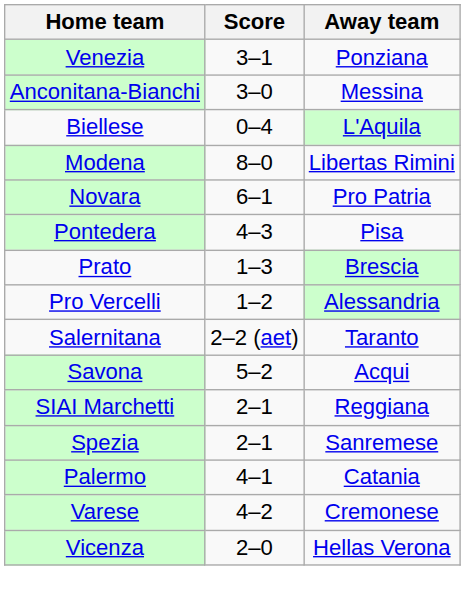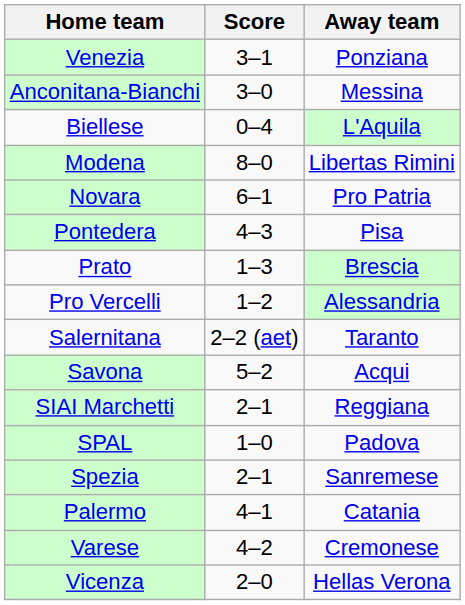+ row: (105, 442)
